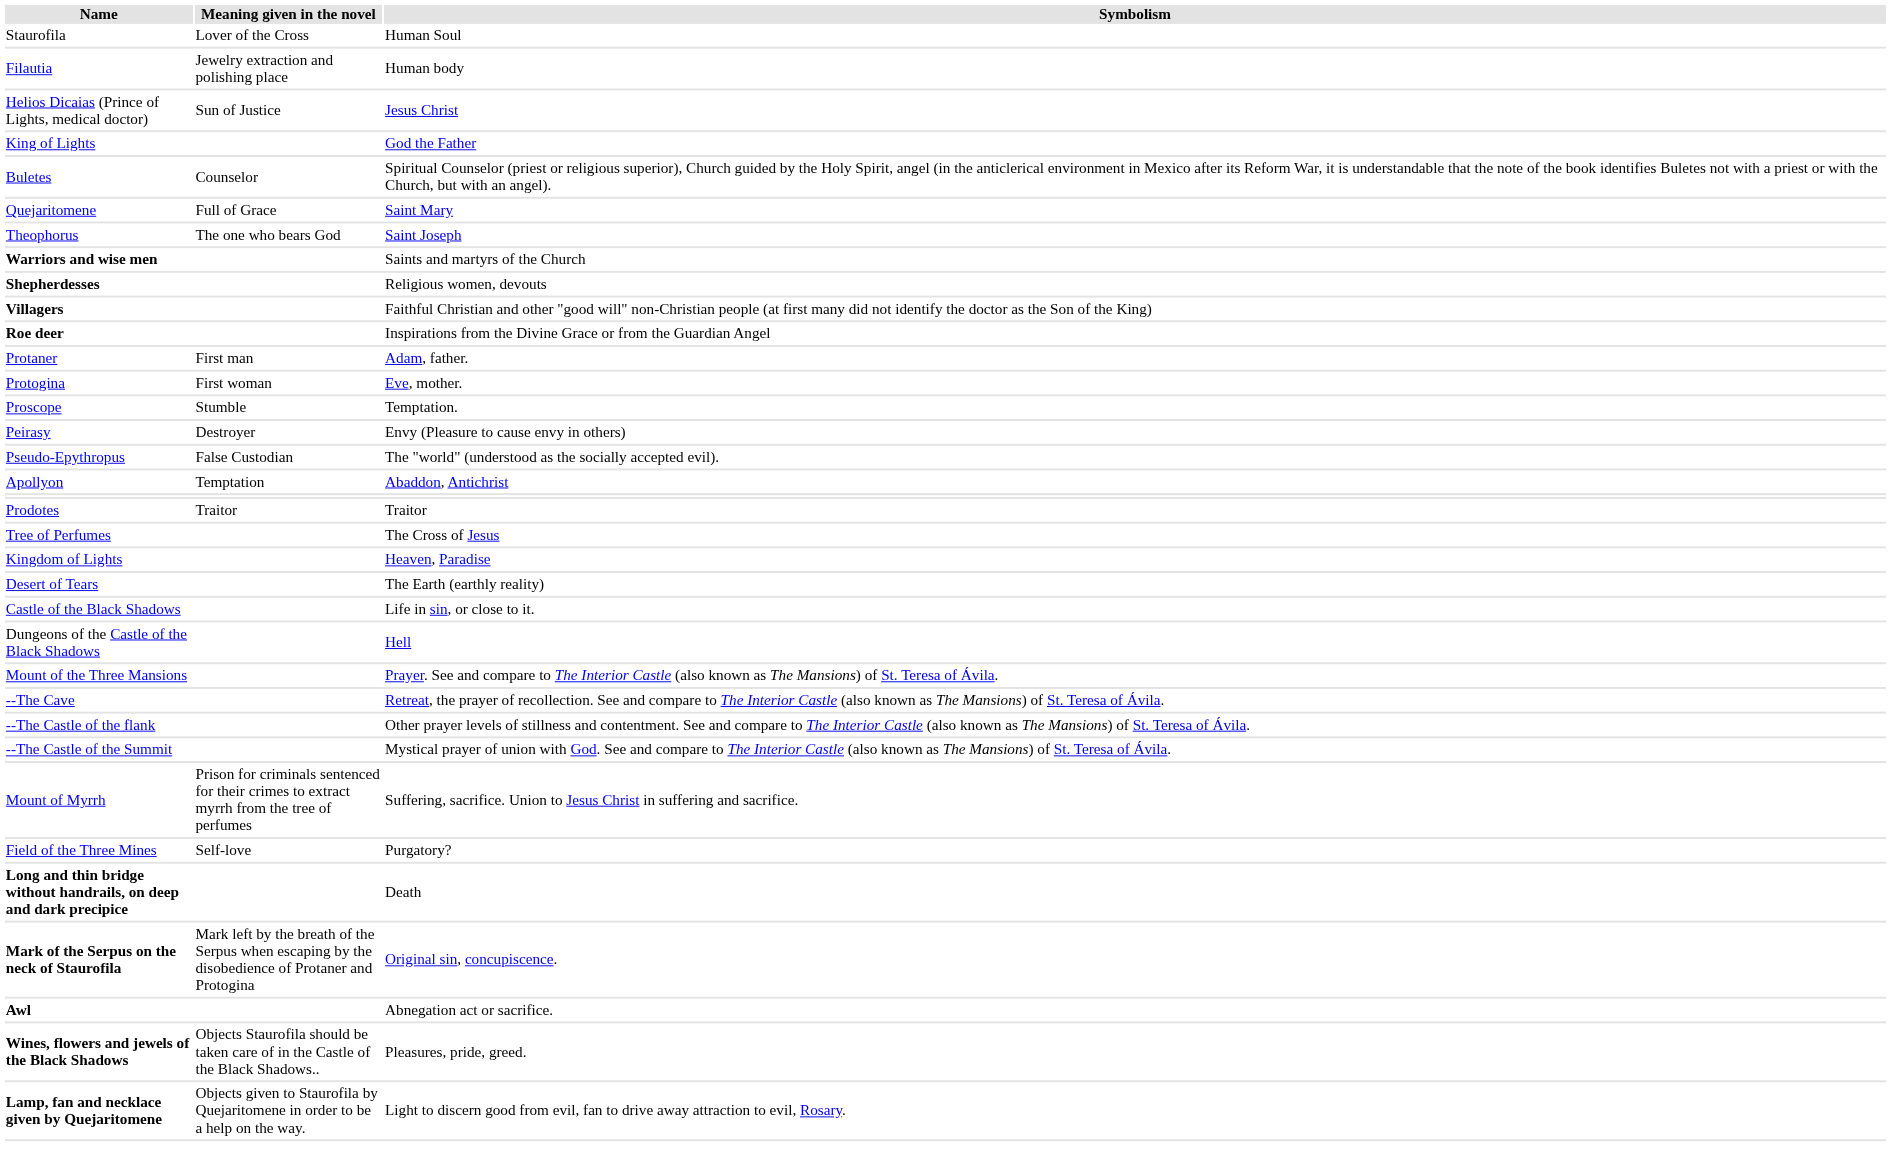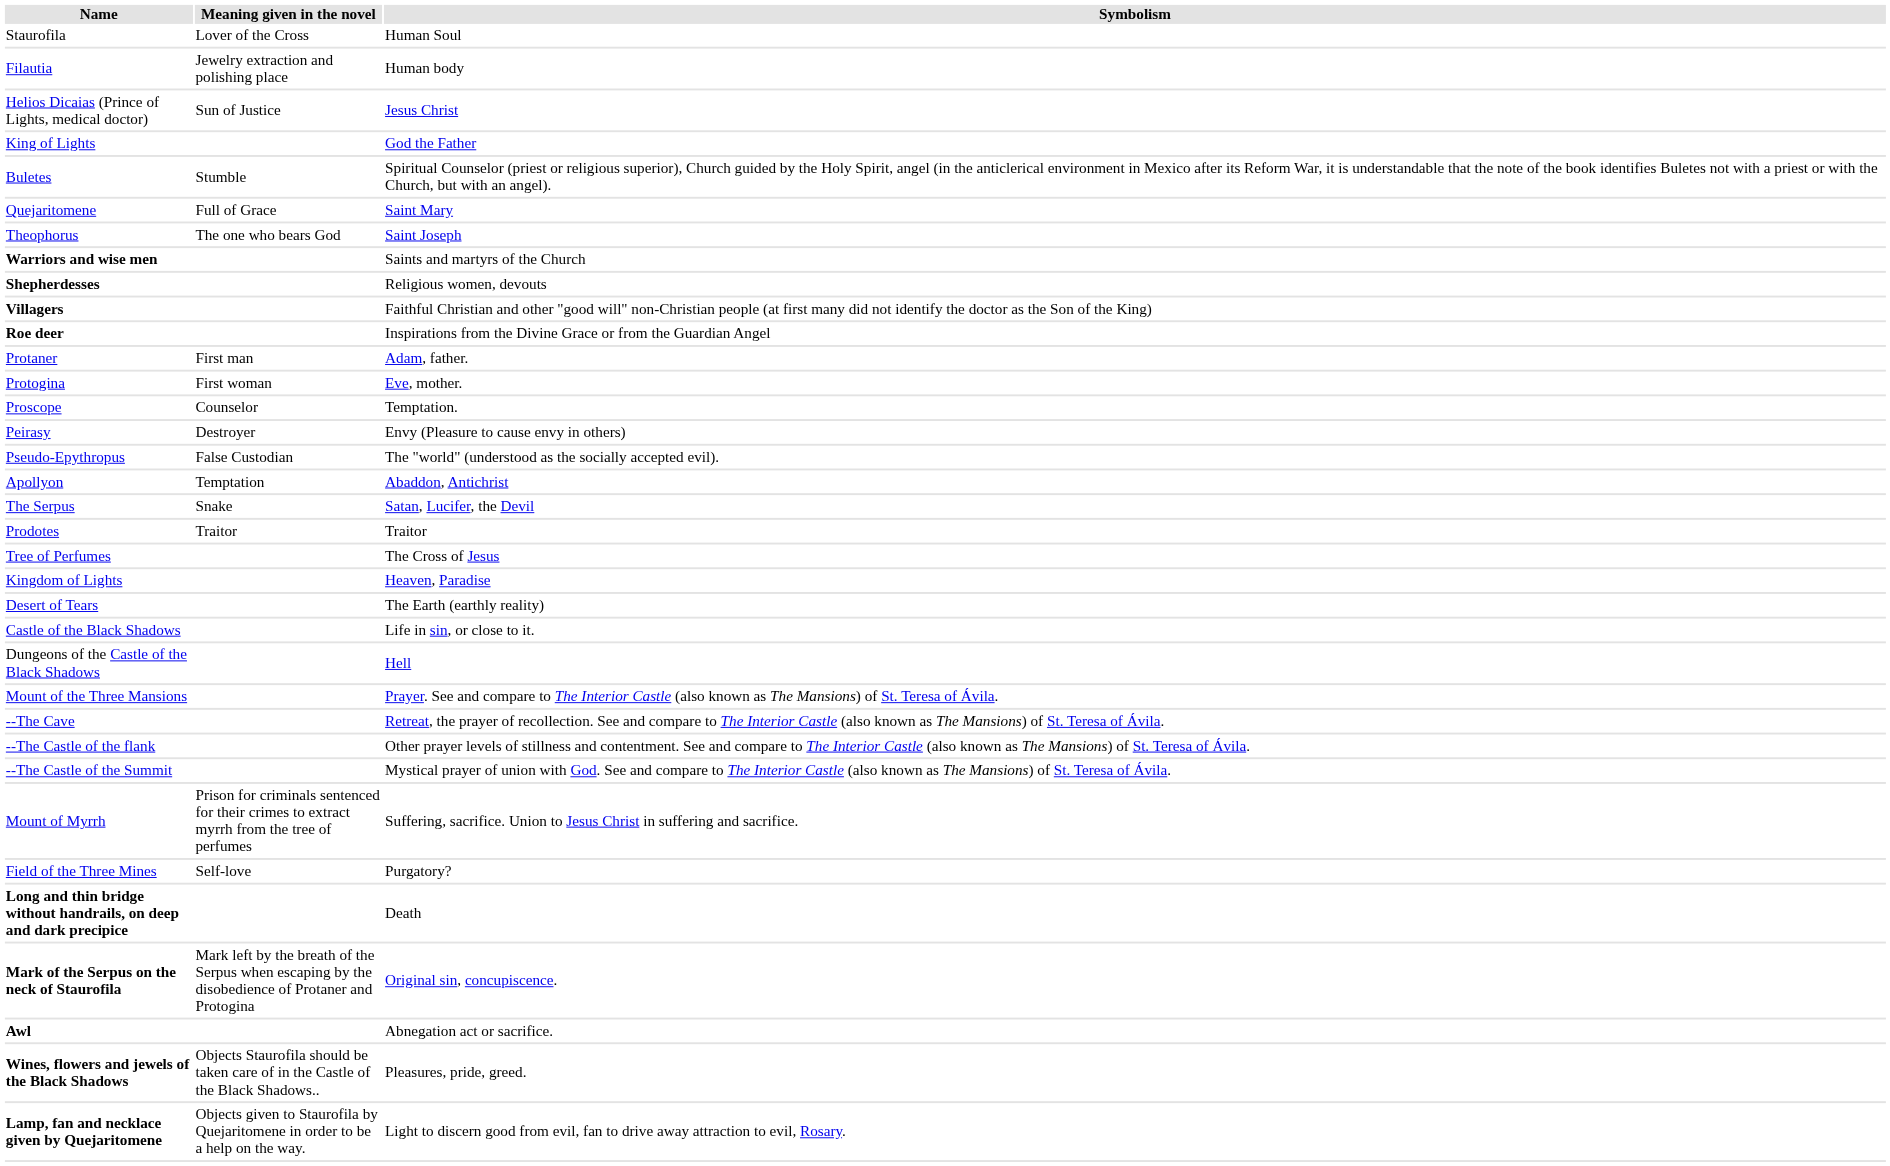(227, 176) Counselor -> (221, 176) Stumble
(221, 407) Stumble -> (227, 407) Counselor
+ row: (40, 506)
